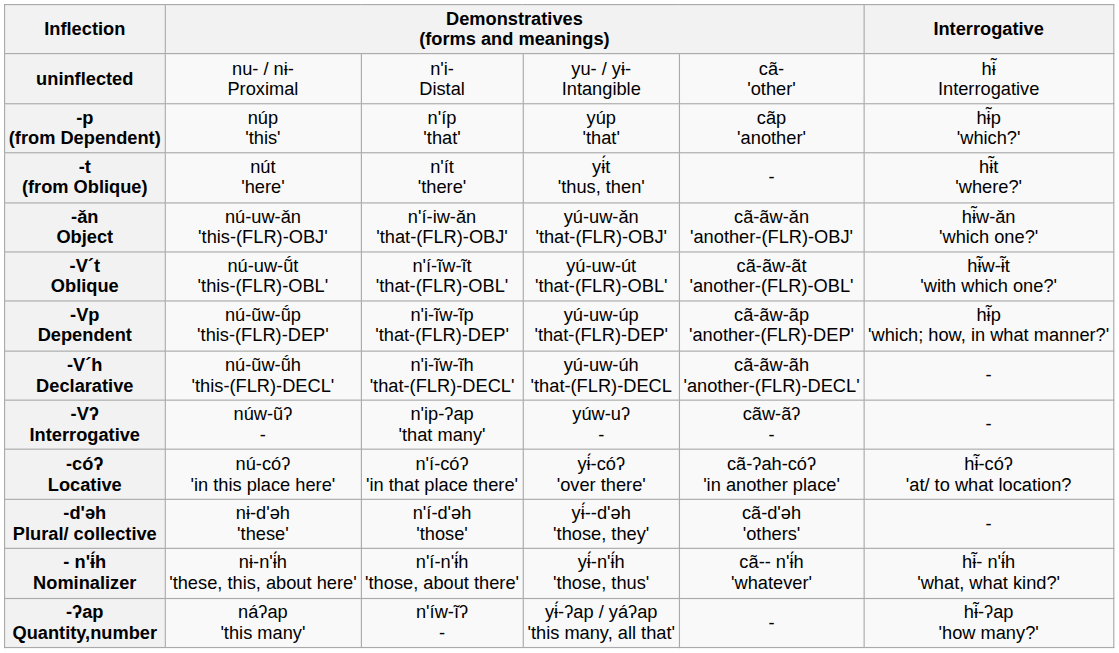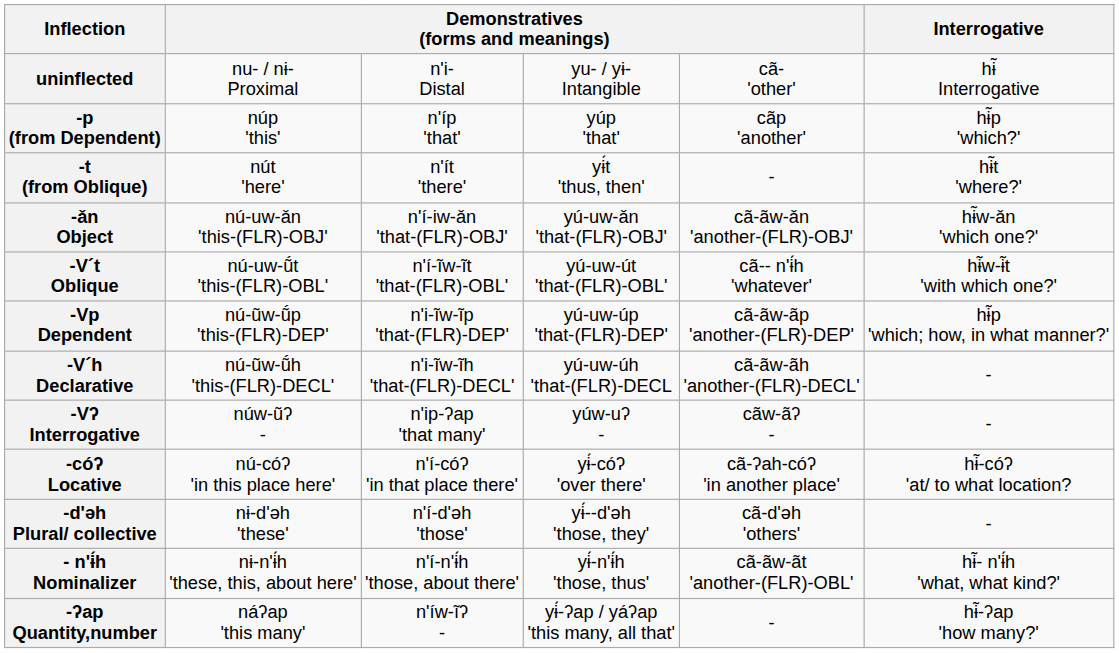(772, 276) cã-ãw-ãt 'another-(FLR)-OBL' -> (772, 276) cã-- n'ɨ́h 'whatever'
(772, 573) cã-- n'ɨ́h 'whatever' -> (772, 573) cã-ãw-ãt 'another-(FLR)-OBL'
